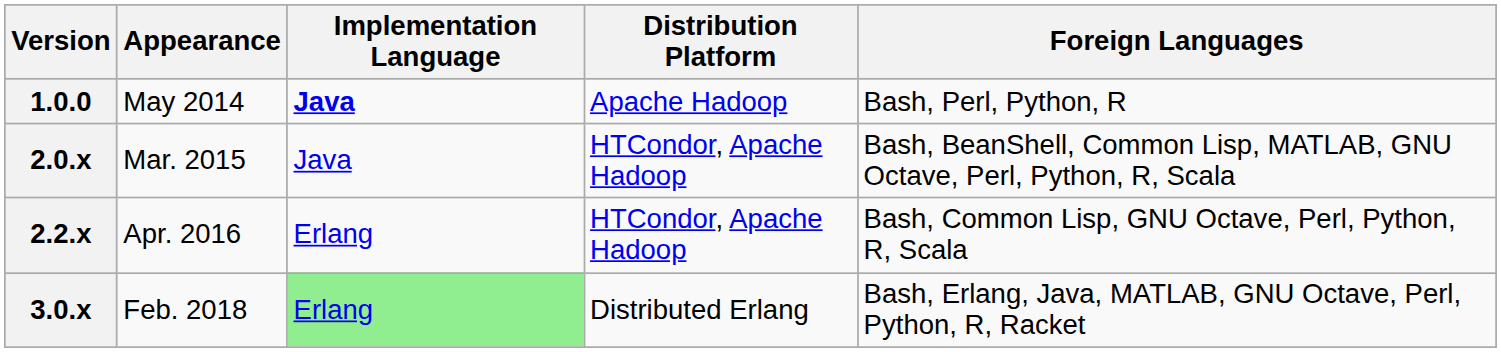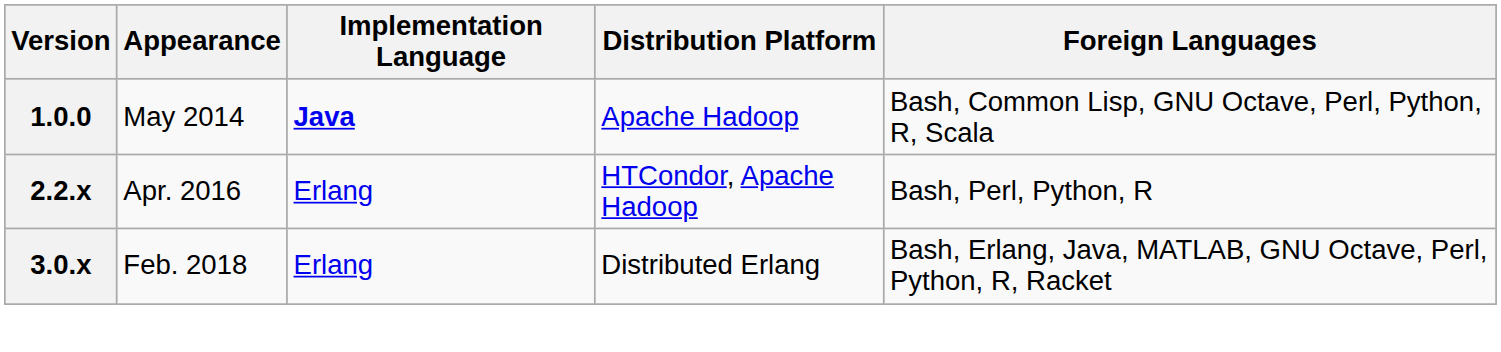(995, 100) Bash, Perl, Python, R -> (1186, 116) Bash, Common Lisp, GNU Octave, Perl, Python, R, Scala
- row: (61, 160)
(1160, 234) Bash, Common Lisp, GNU Octave, Perl, Python, R, Scala -> (1021, 191) Bash, Perl, Python, R
(333, 309) lightgreen background -> (333, 265) no background
